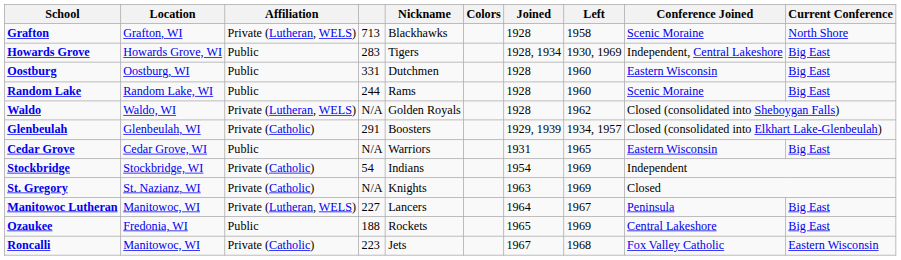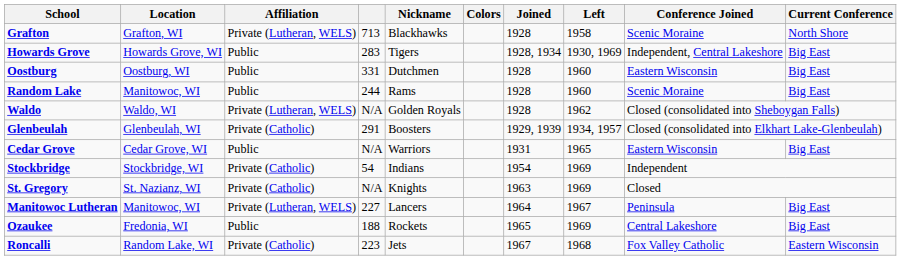(168, 91) Random Lake, WI -> (162, 91) Manitowoc, WI
(162, 245) Manitowoc, WI -> (168, 245) Random Lake, WI
